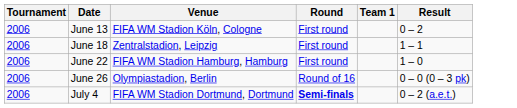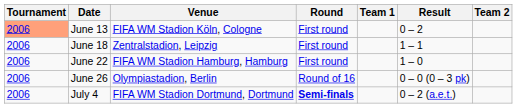+ column: (492, 12)
(18, 29) no background -> (18, 29) lightsalmon background
